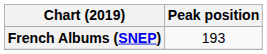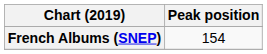(214, 37) 193 -> (214, 37) 154
